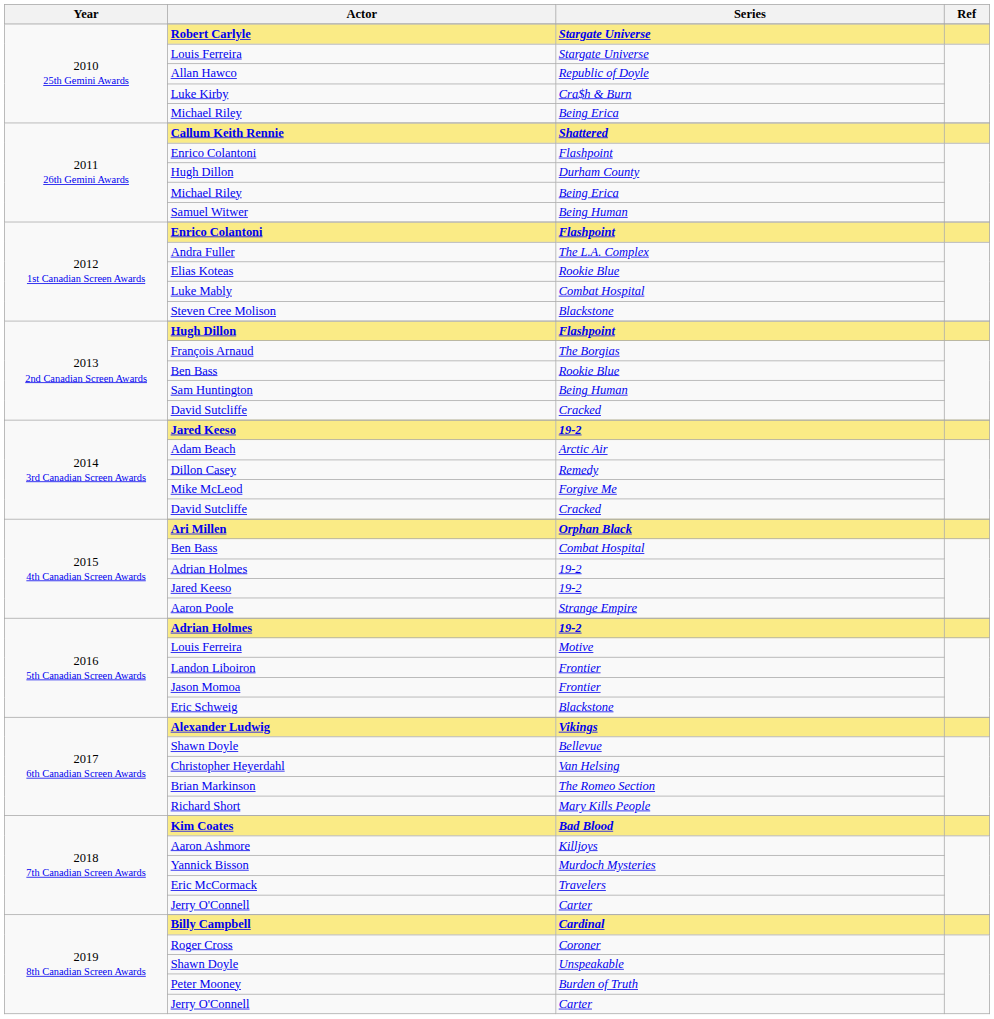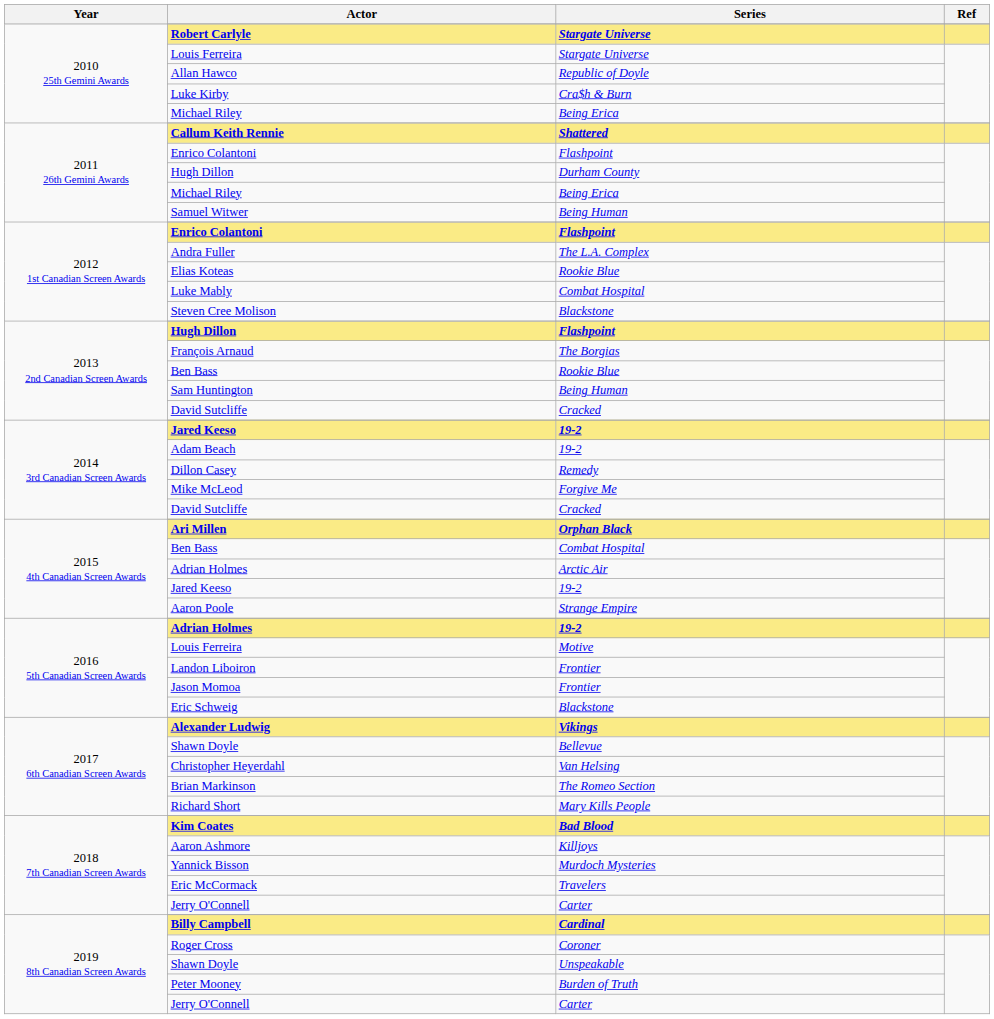(583, 449) Arctic Air -> (570, 449) 19-2
(570, 568) 19-2 -> (583, 568) Arctic Air
